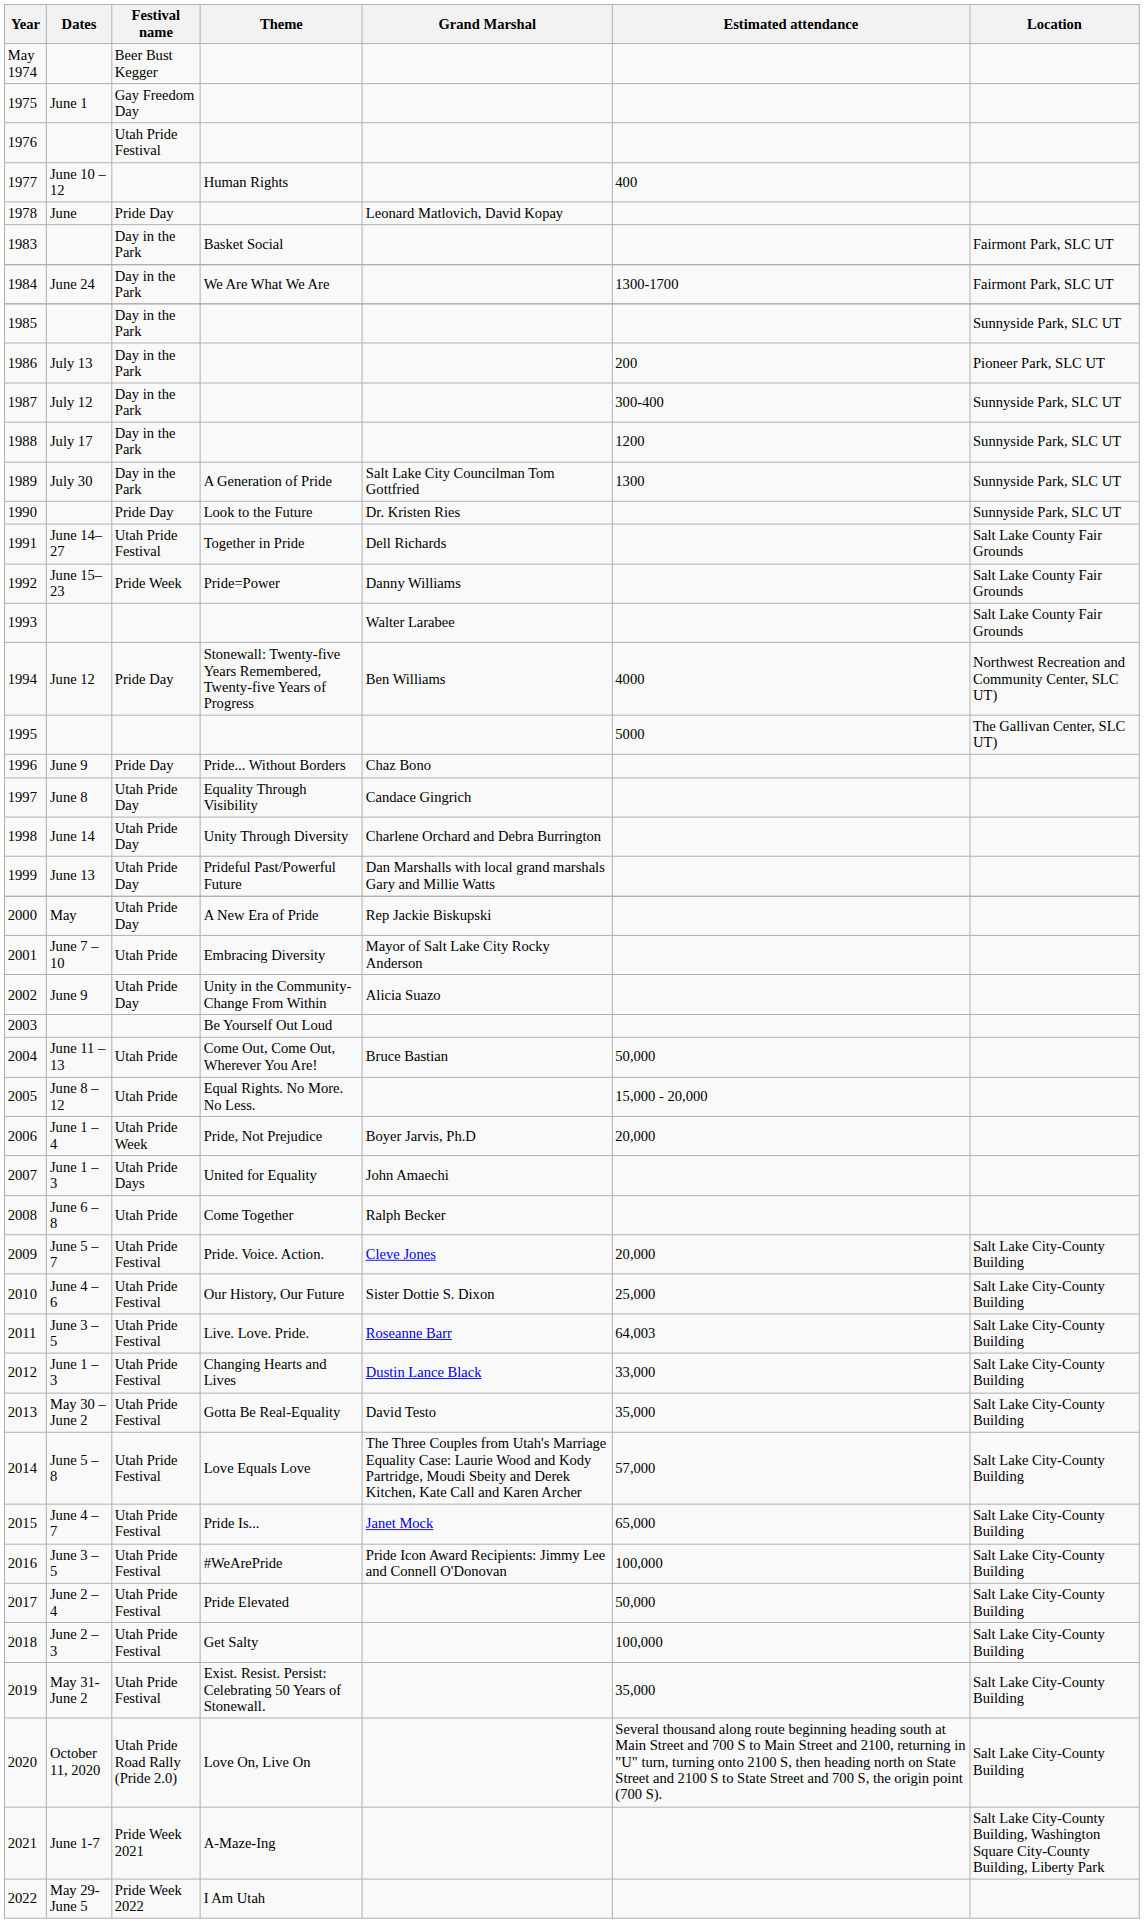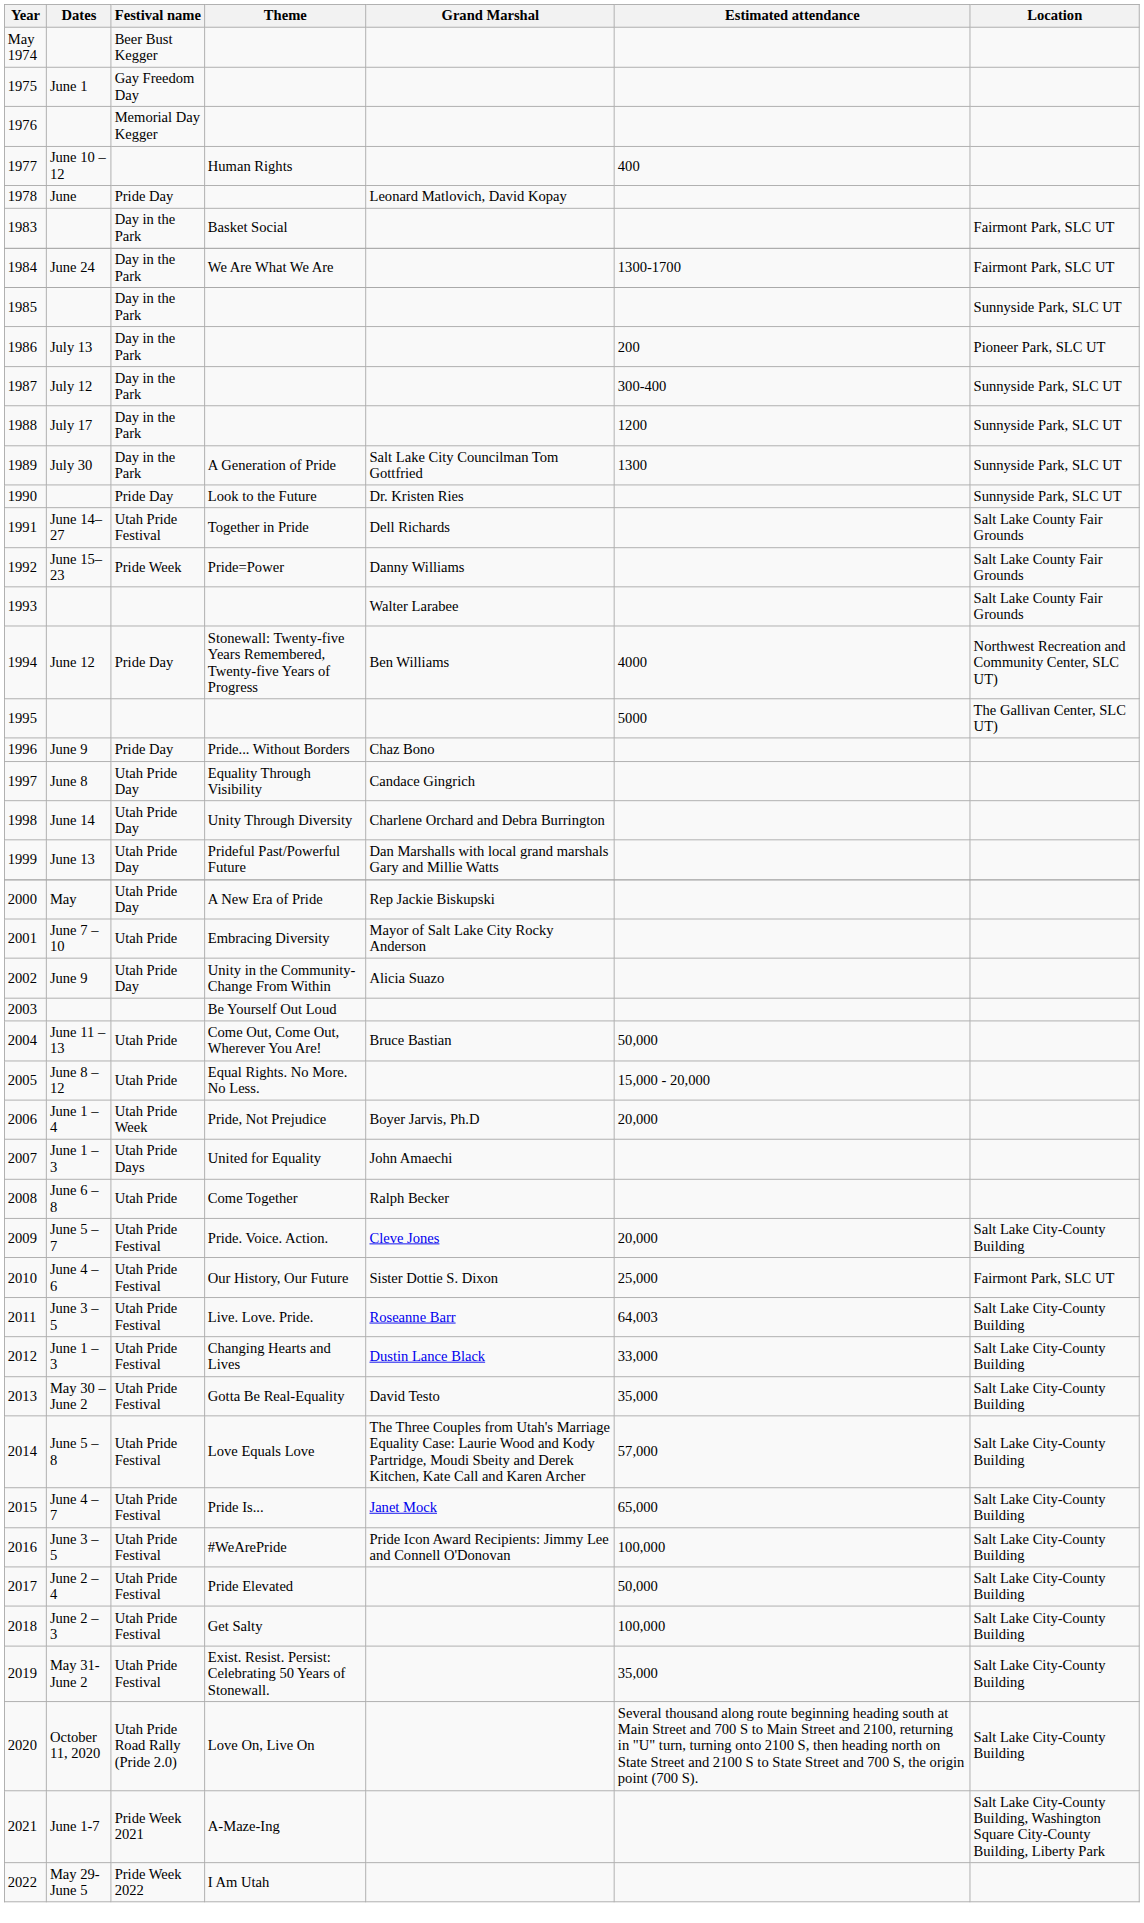(146, 142) Utah Pride Festival -> (157, 126) Memorial Day Kegger
(1039, 1294) Salt Lake City-County Building -> (1044, 1277) Fairmont Park, SLC UT
